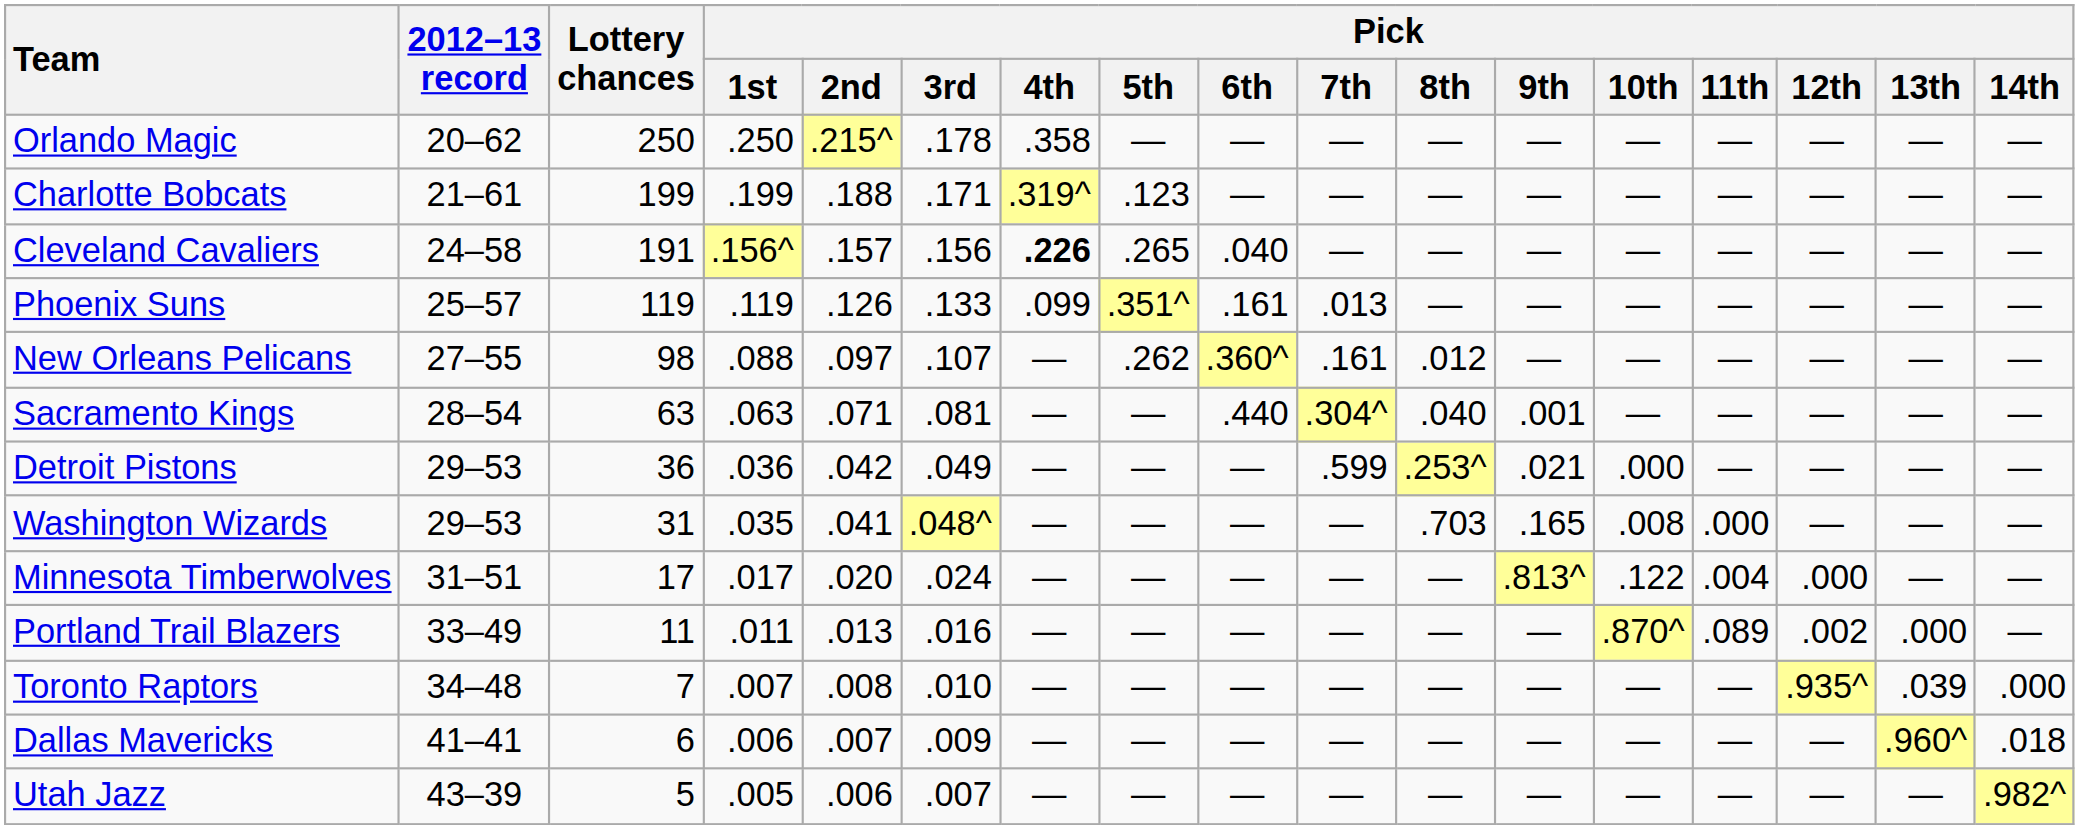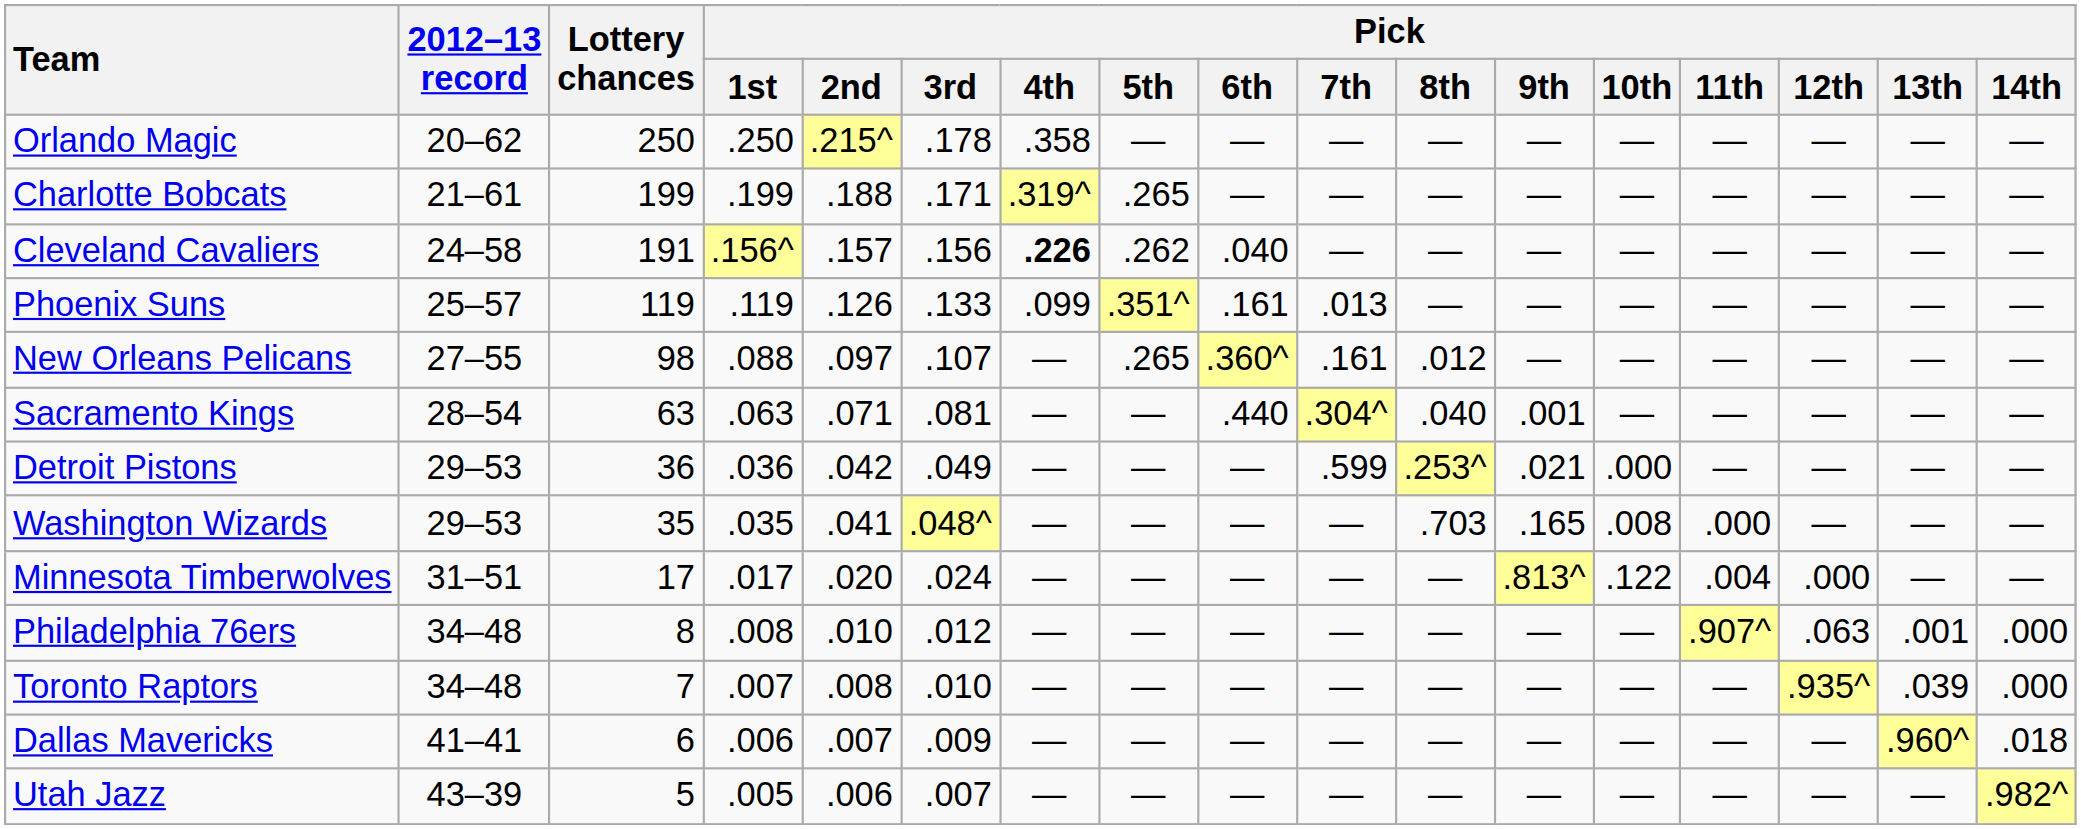(1156, 195) .123 -> (1156, 195) .265
(1156, 250) .265 -> (1156, 250) .262
(1156, 359) .262 -> (1156, 359) .265
(676, 522) 31 -> (676, 522) 35
- row: (176, 631)
+ row: (155, 631)
